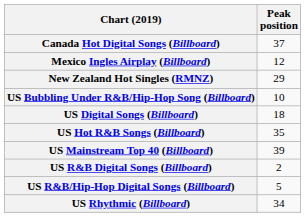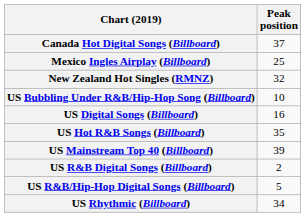(279, 61) 12 -> (279, 61) 25
(279, 79) 29 -> (279, 79) 32
(279, 114) 18 -> (279, 114) 16
